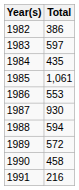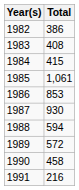(55, 45) 597 -> (55, 45) 408
(55, 62) 435 -> (55, 62) 415
(55, 95) 553 -> (55, 95) 853
